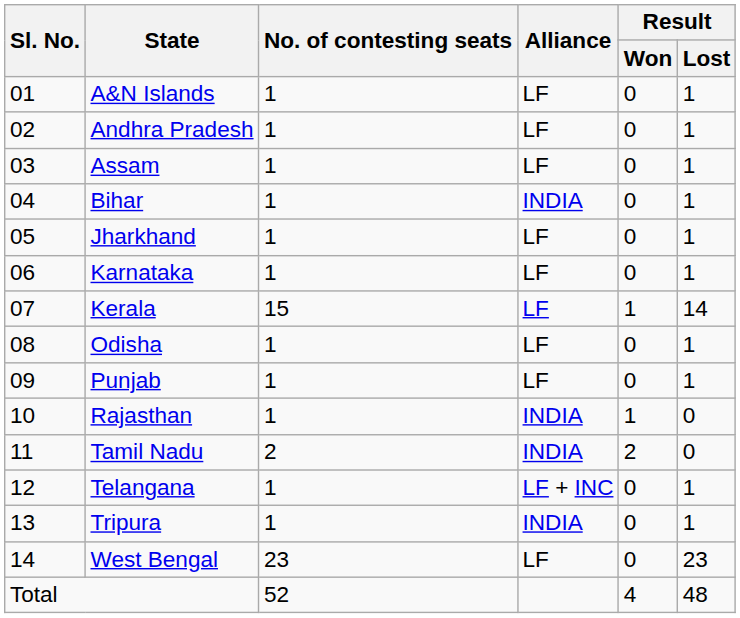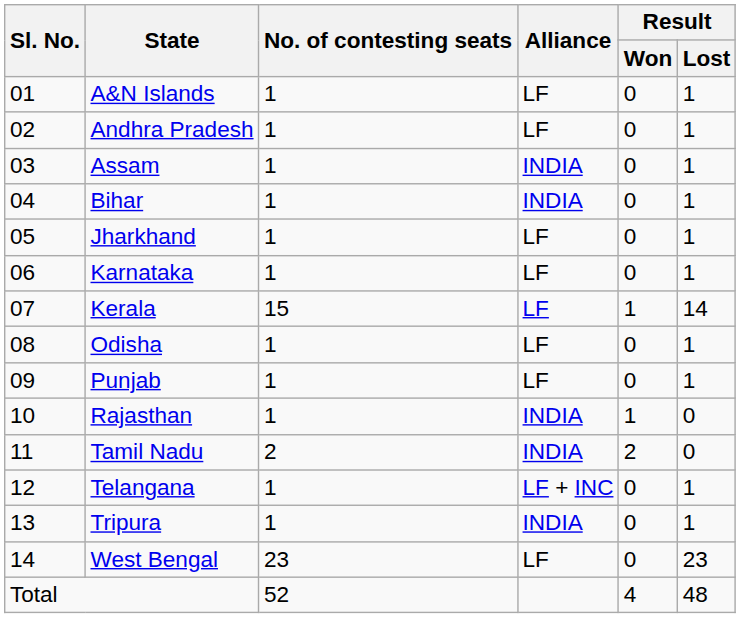(536, 165) LF -> (553, 165) INDIA
